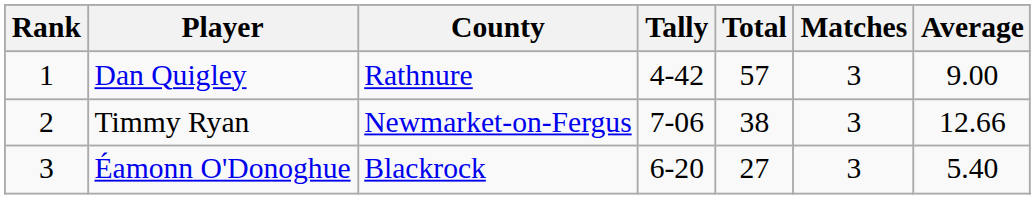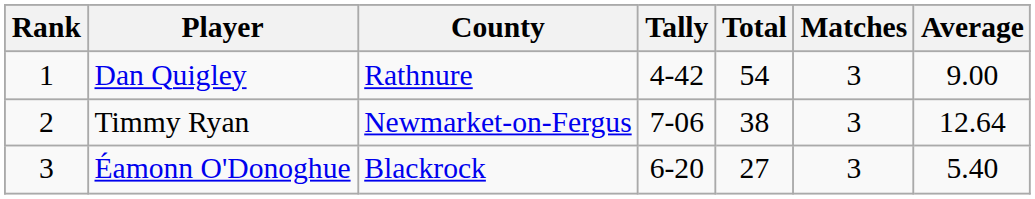(754, 74) 57 -> (754, 74) 54
(972, 121) 12.66 -> (972, 121) 12.64
